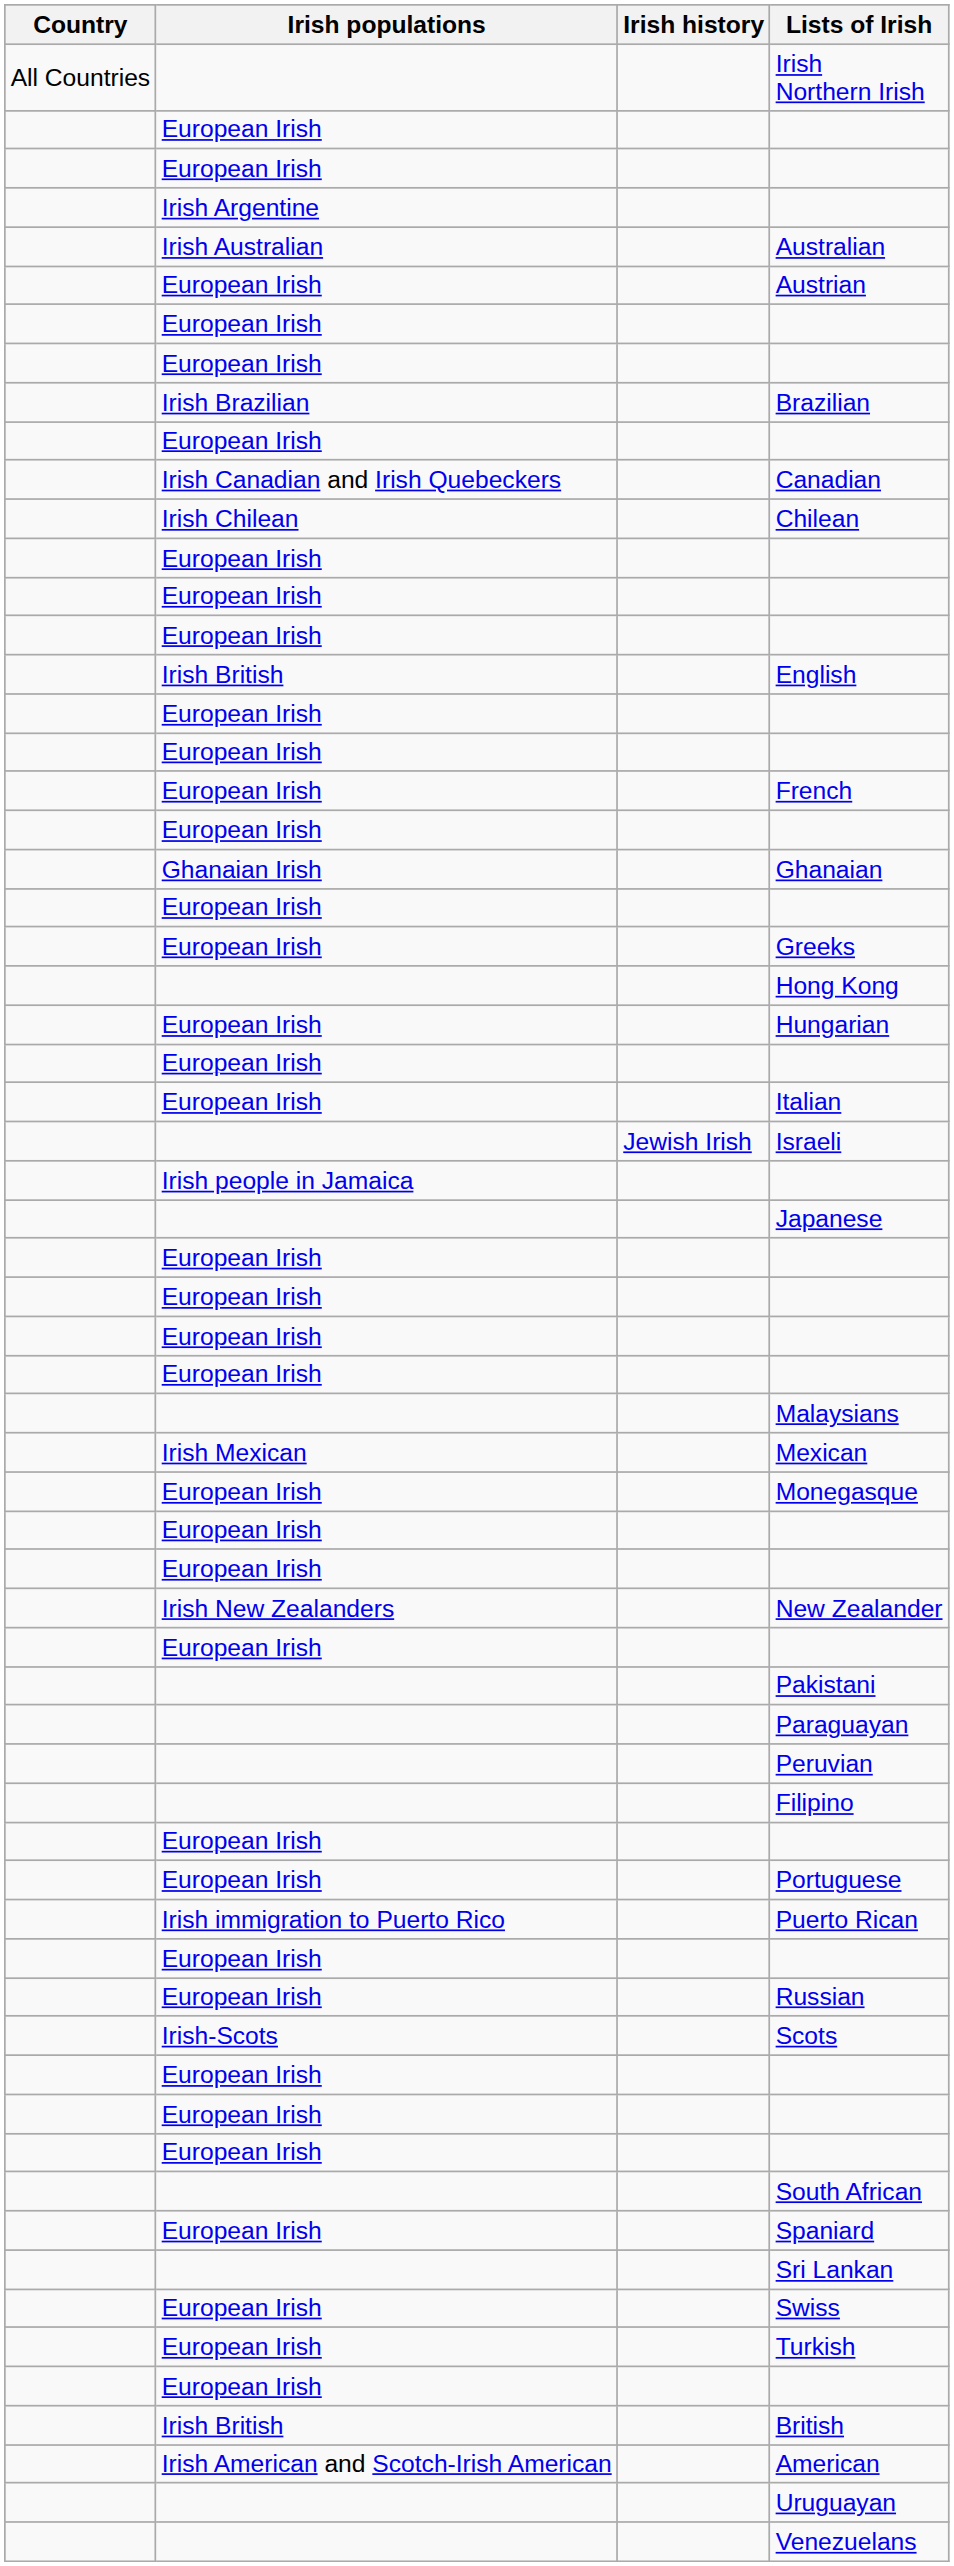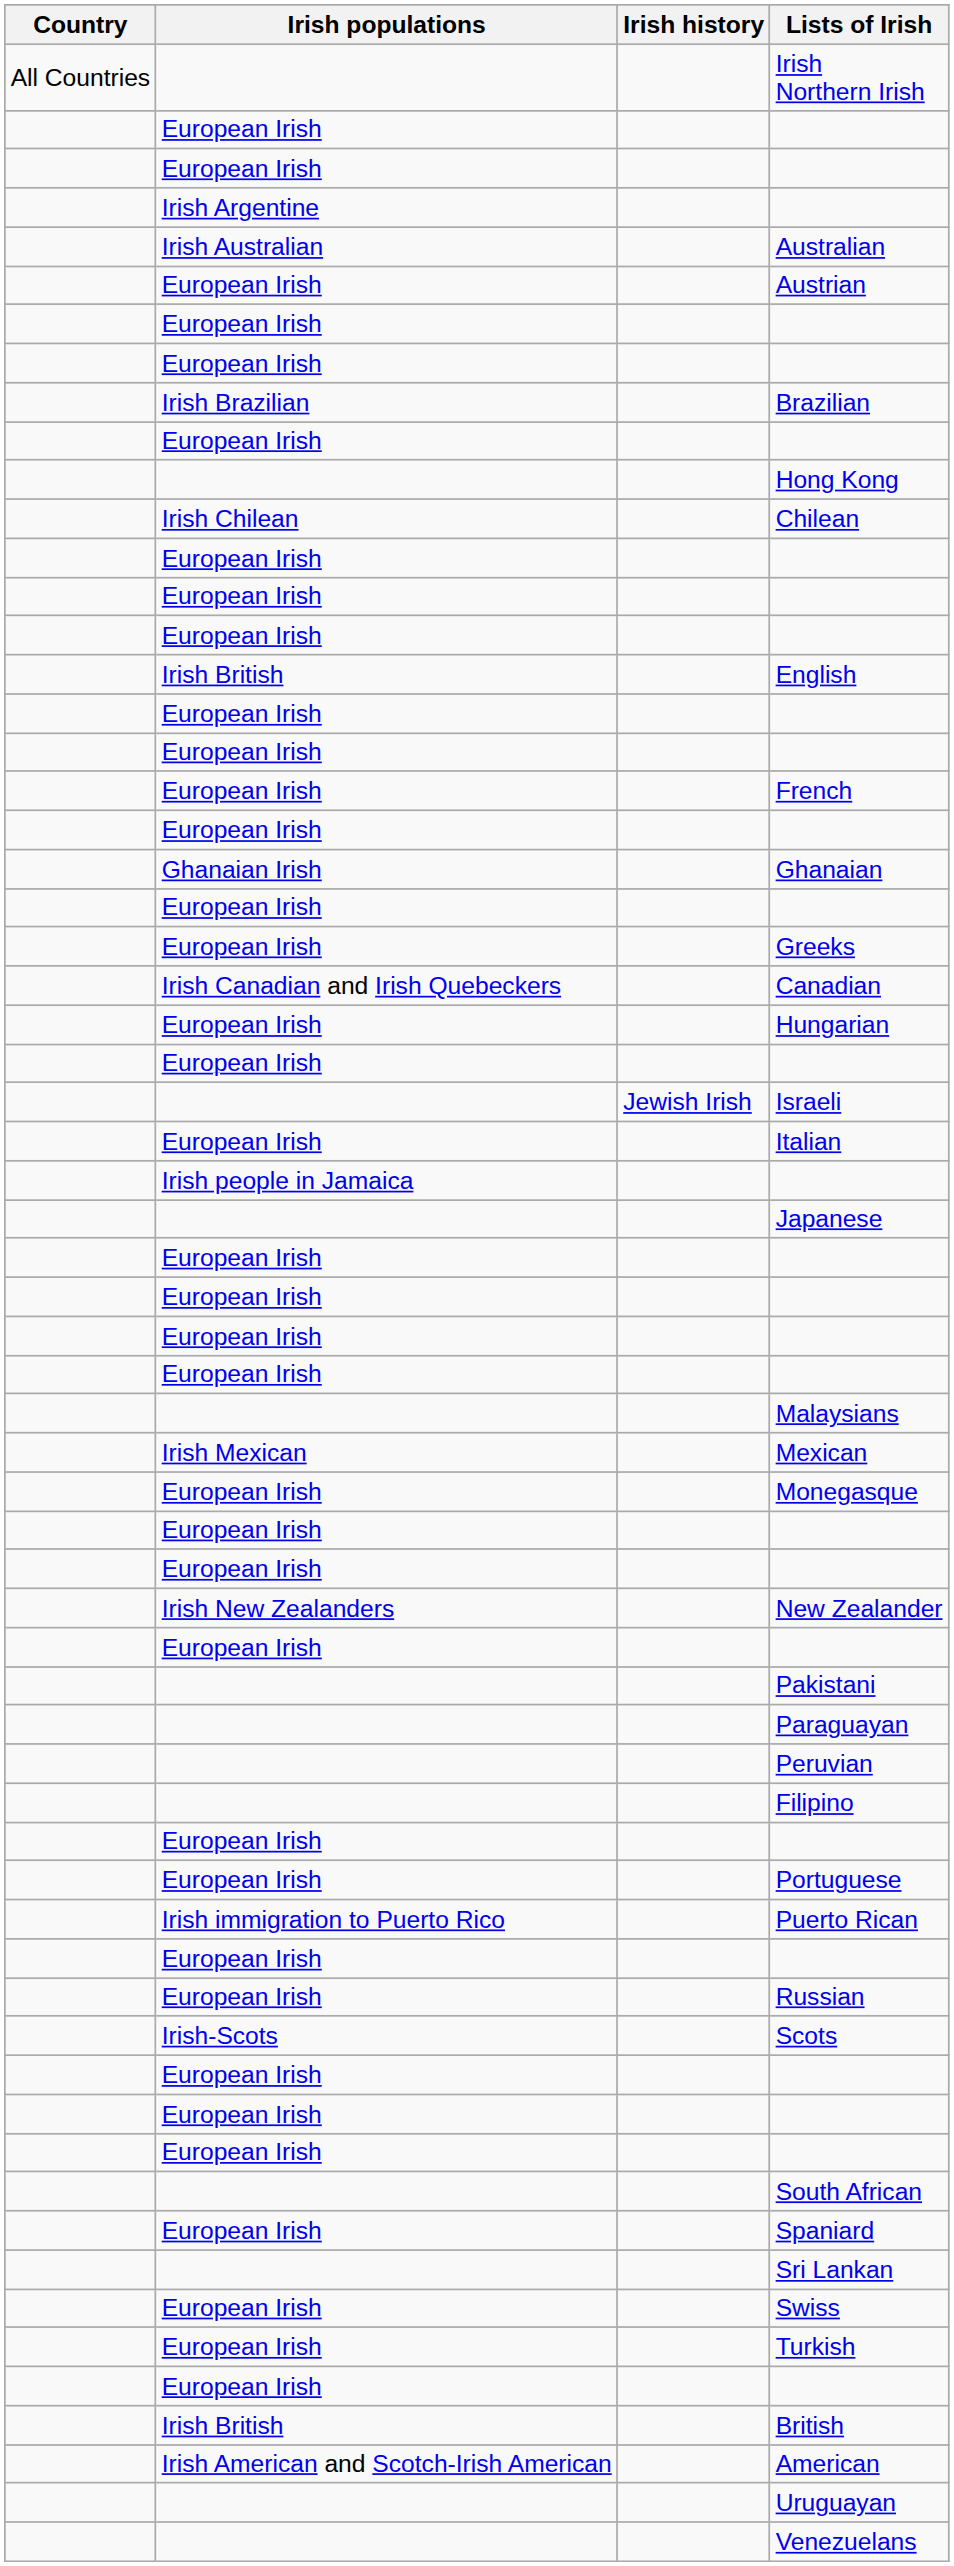rows swapped: (361, 480) <-> (387, 986)
rows swapped: (387, 1141) <-> (242, 1102)
